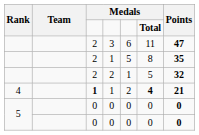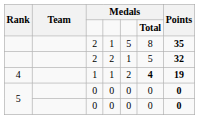- row: (18, 44)
(95, 91) bold -> (95, 75) normal
(179, 91) 21 -> (179, 75) 19
